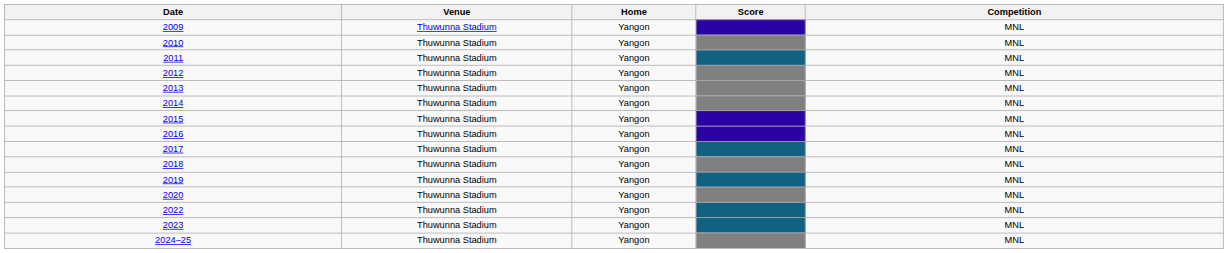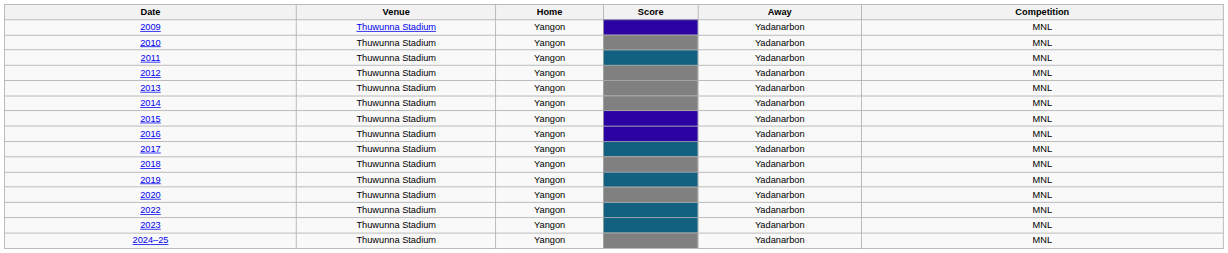+ column: (780, 12)
